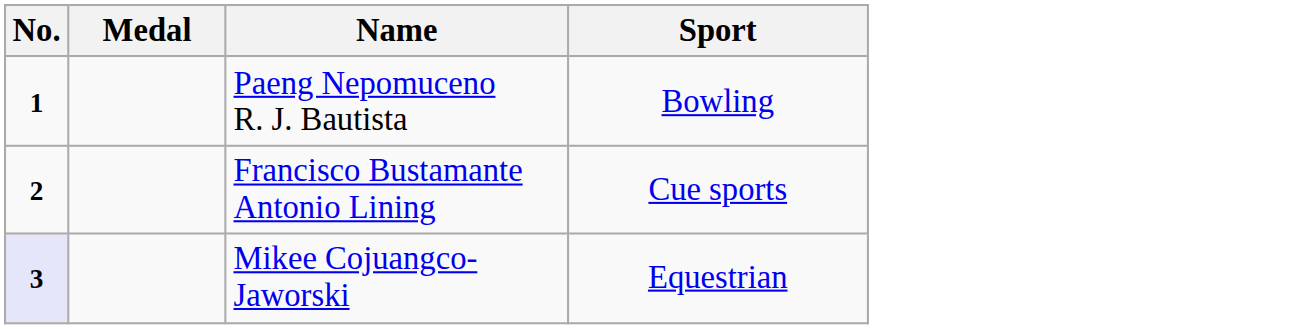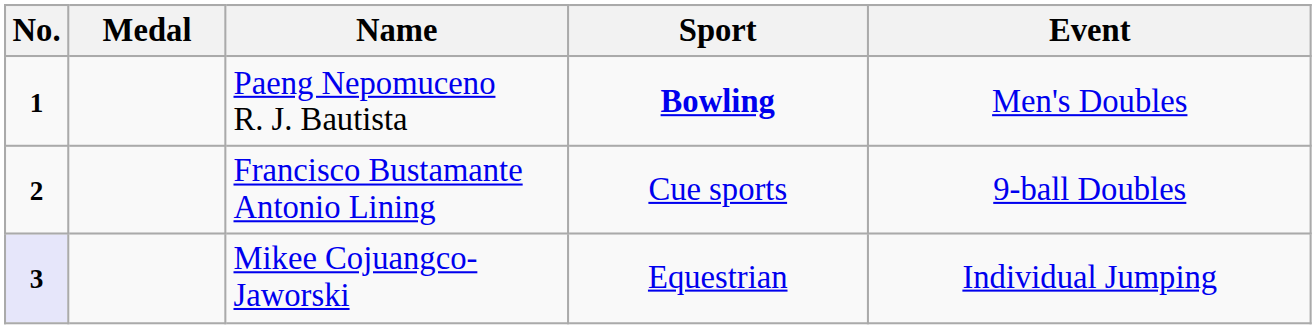+ column: (1090, 30)
(718, 100) normal -> (718, 100) bold
